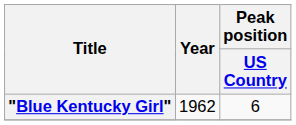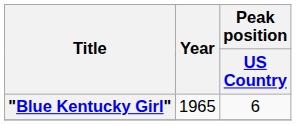(197, 106) 1962 -> (197, 106) 1965
